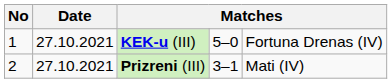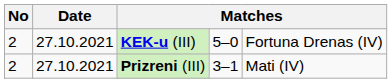(12, 41) 1 -> (12, 41) 2
